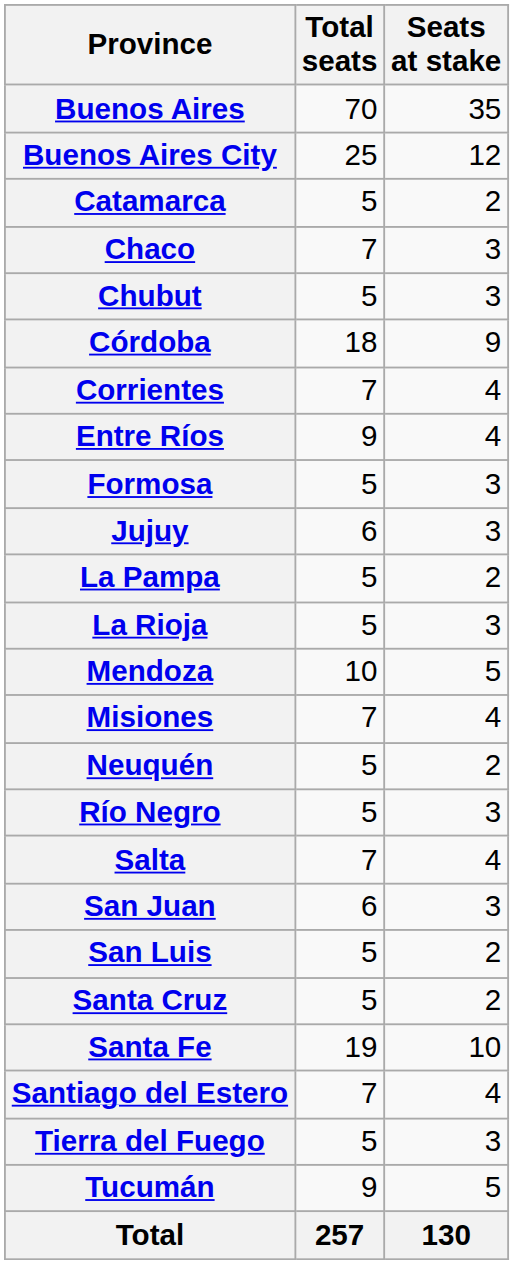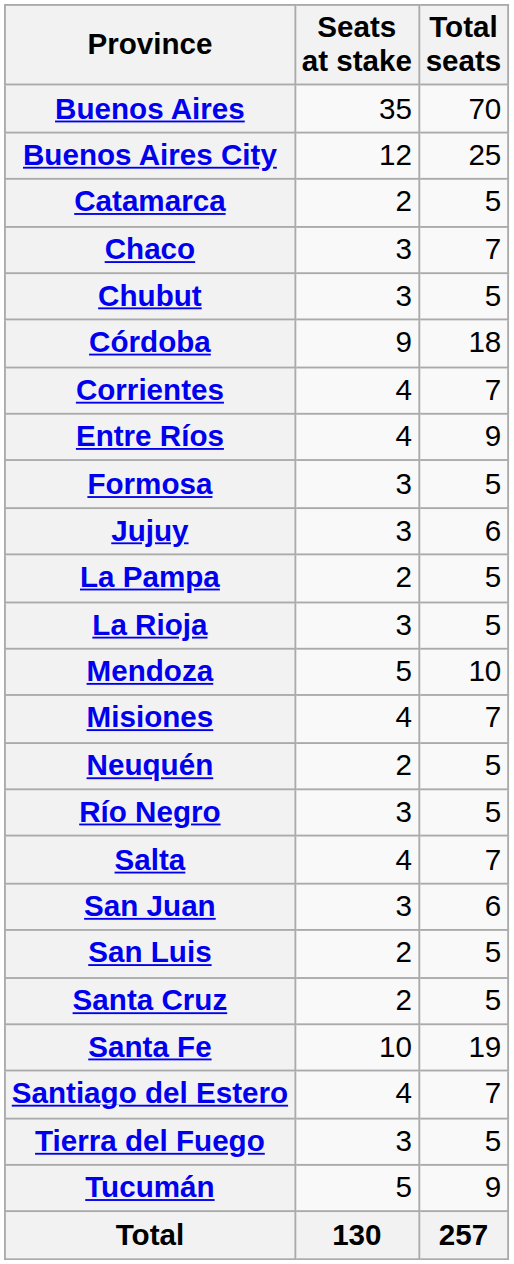columns swapped: (340, 44) <-> (446, 44)
